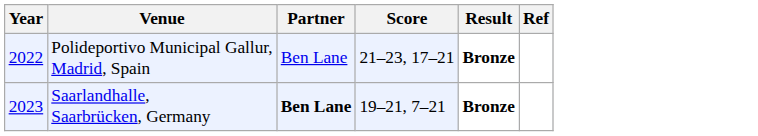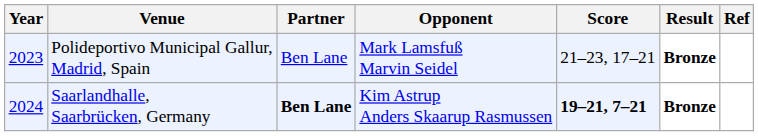+ column: (456, 19)
(26, 57) 2022 -> (26, 57) 2023
(26, 106) 2023 -> (26, 106) 2024
(403, 106) normal -> (604, 106) bold
